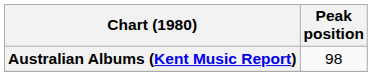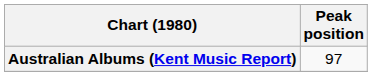(334, 58) 98 -> (334, 58) 97
